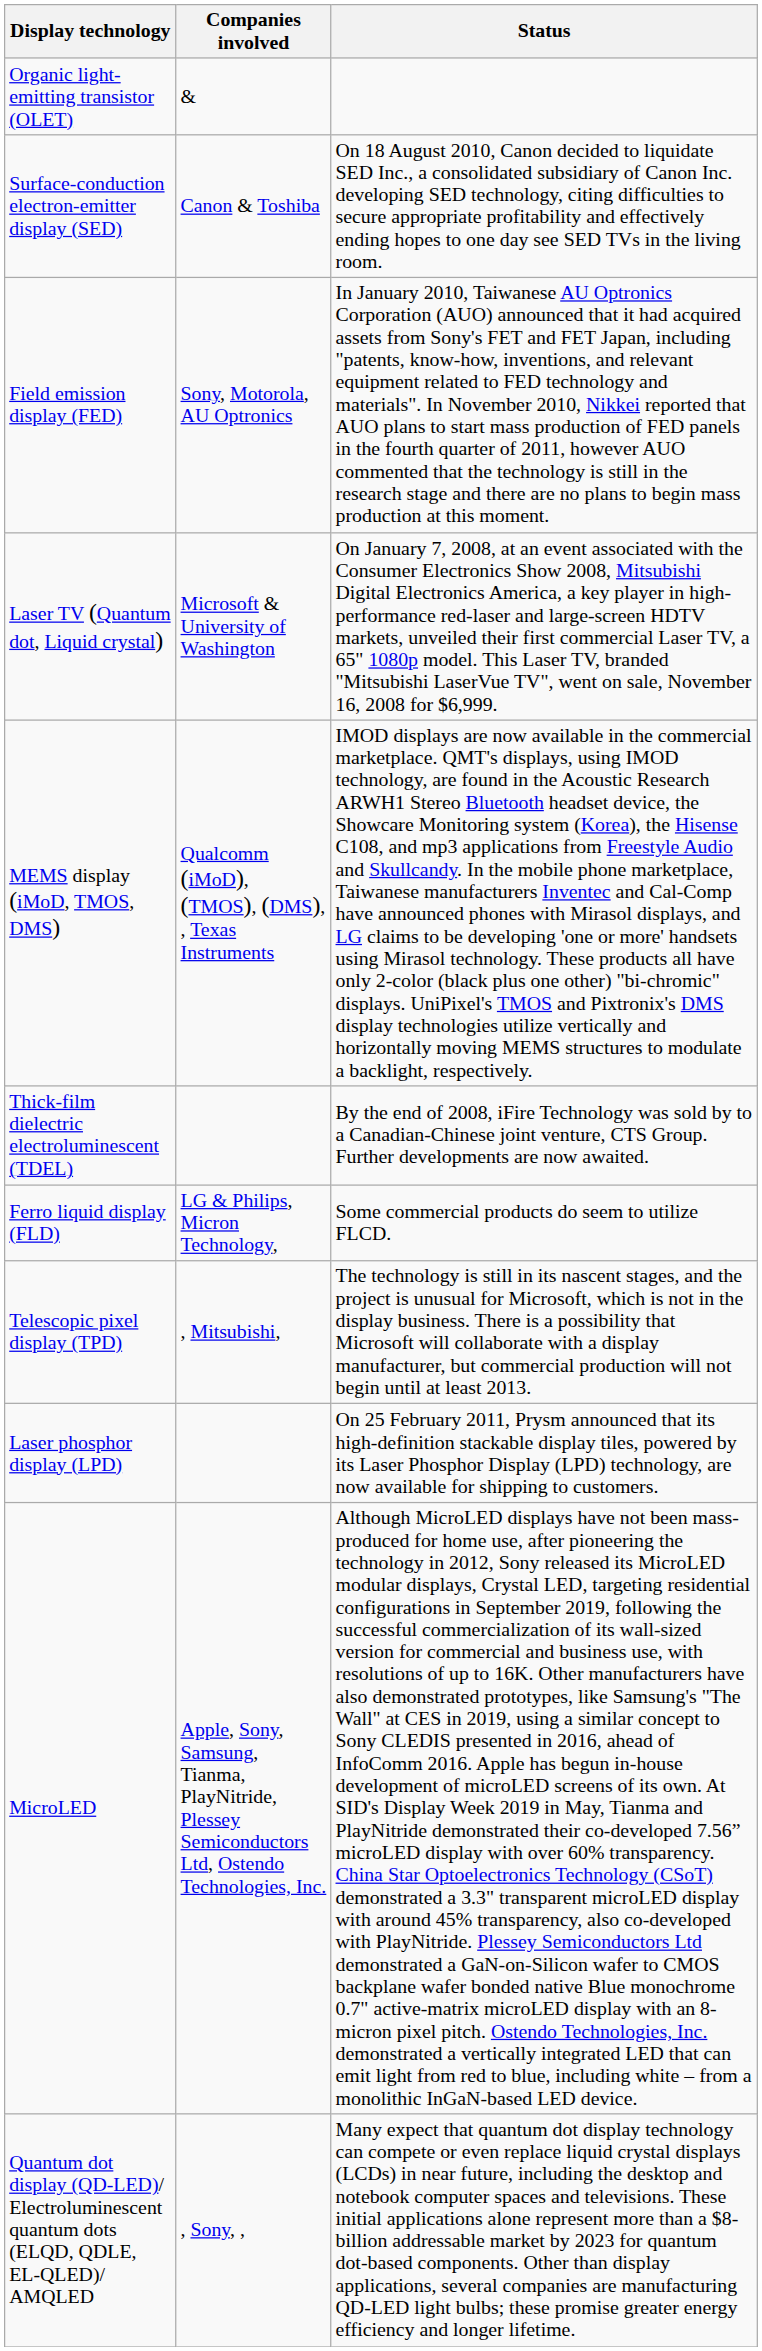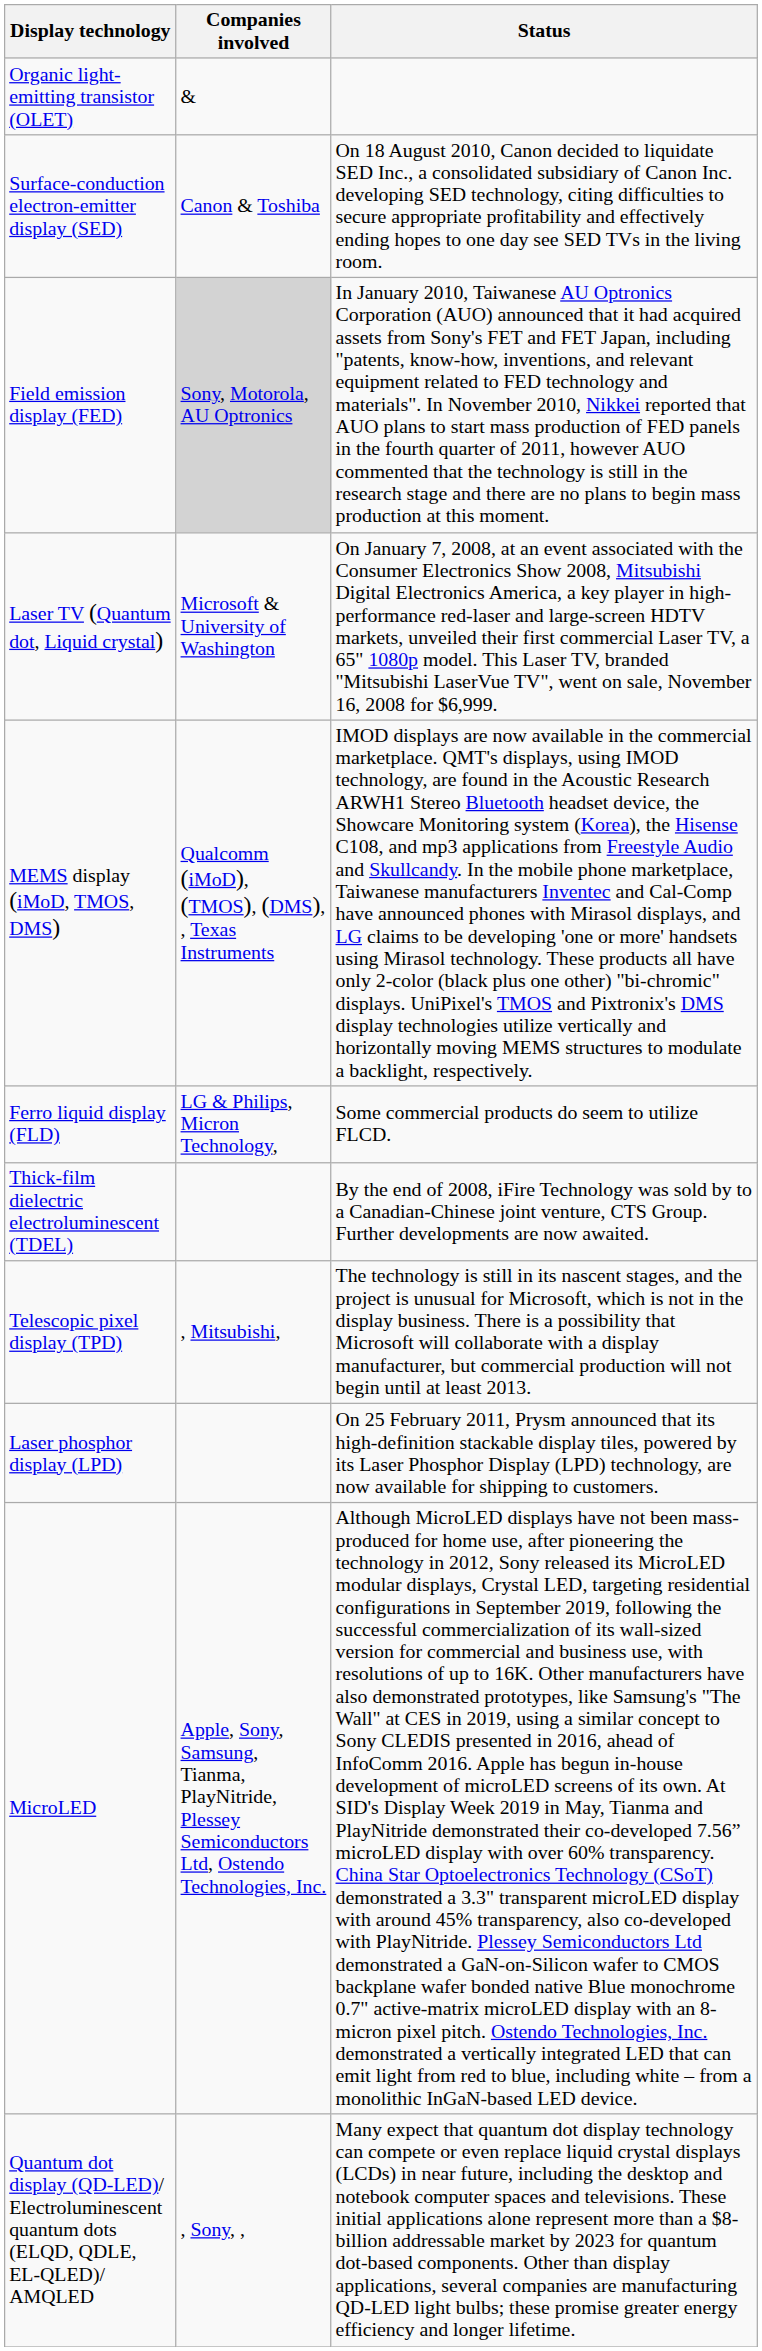(245, 404) no background -> (245, 404) lightgrey background
rows swapped: (87, 1222) <-> (84, 1135)
